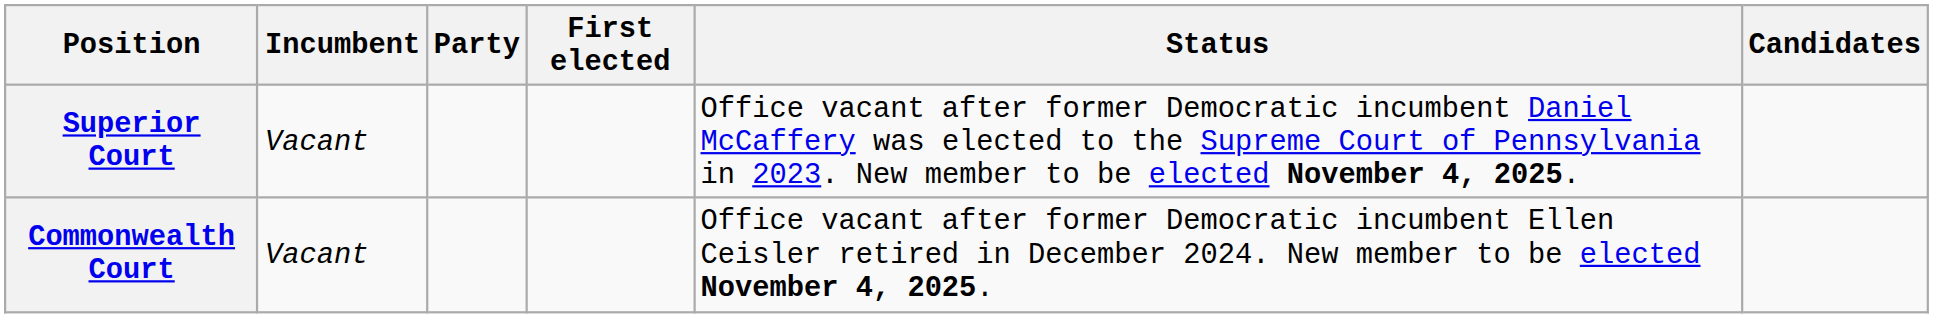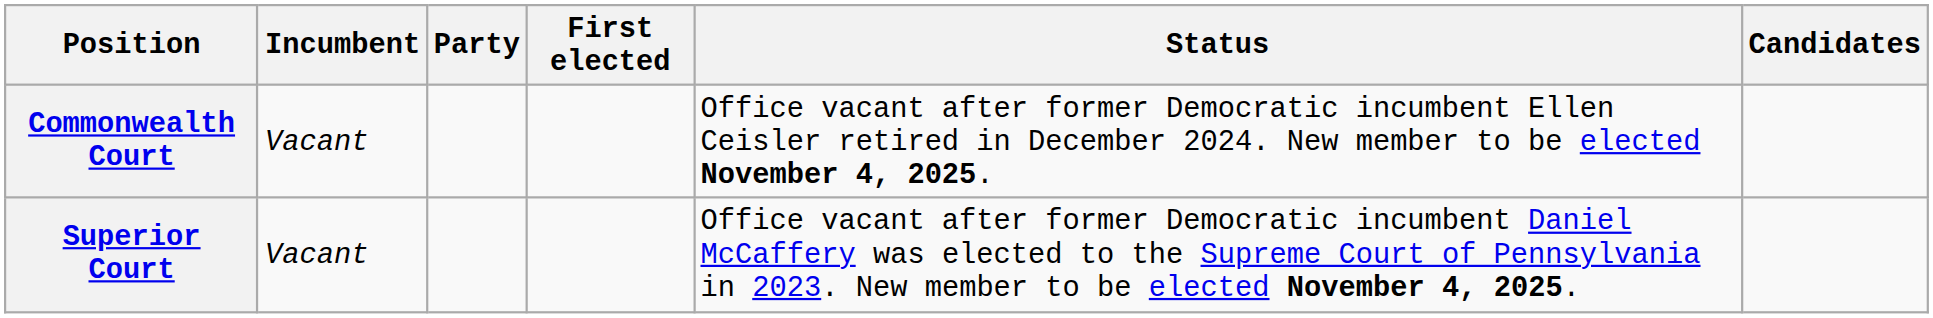rows swapped: (132, 255) <-> (132, 142)
